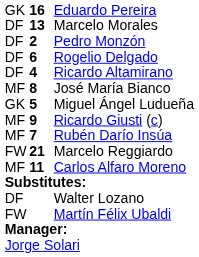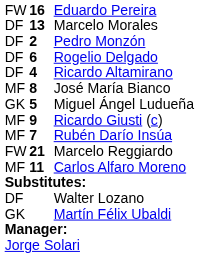(15, 10) GK -> (16, 10) FW
(16, 214) FW -> (15, 214) GK
